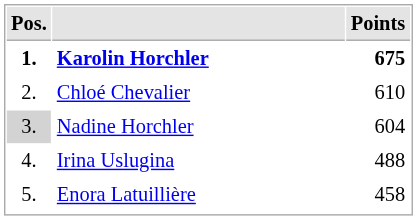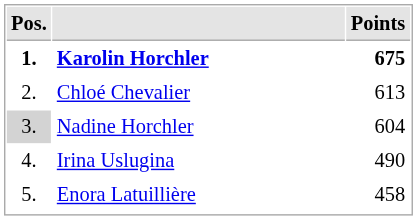(390, 92) 610 -> (390, 92) 613
(390, 160) 488 -> (390, 160) 490
